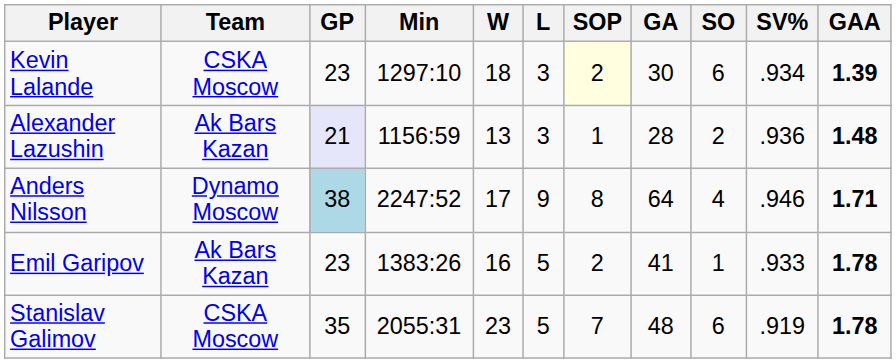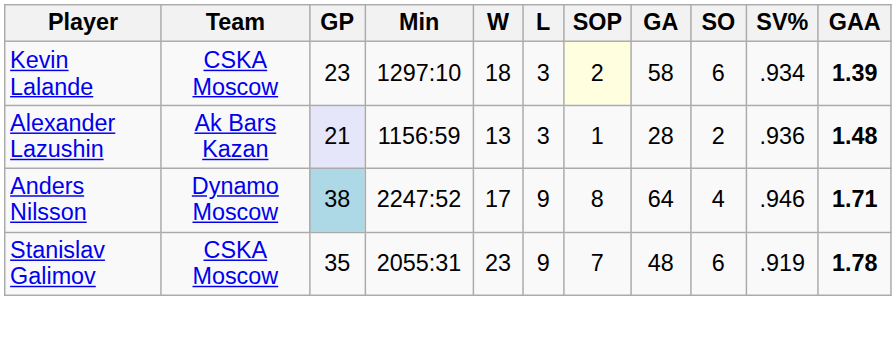(661, 73) 30 -> (661, 73) 58
- row: (77, 263)
(543, 326) 5 -> (543, 263) 9
